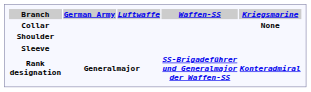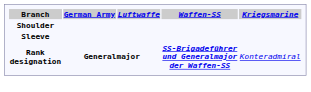- row: (35, 25)
(270, 68) bold -> (270, 57) normal
